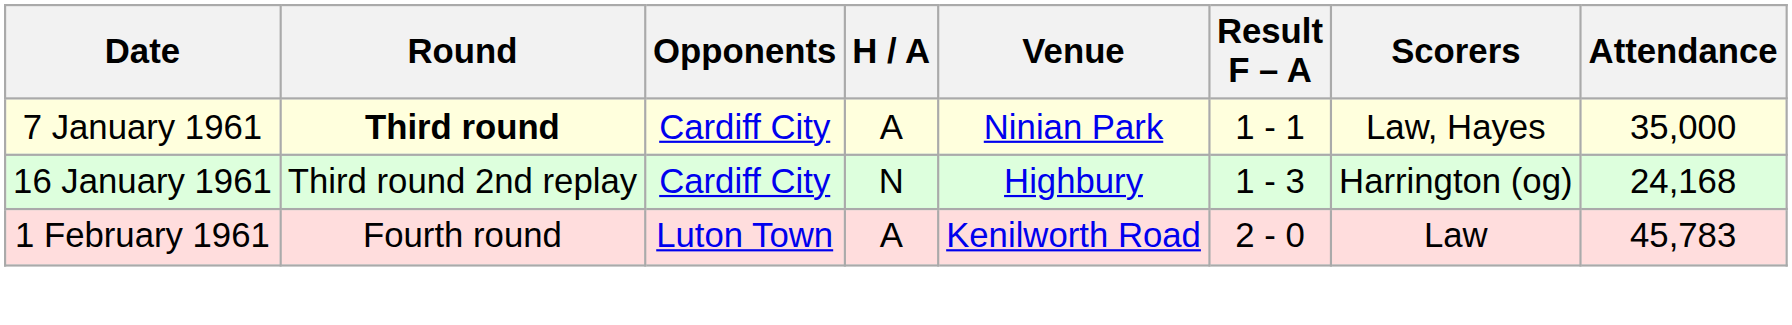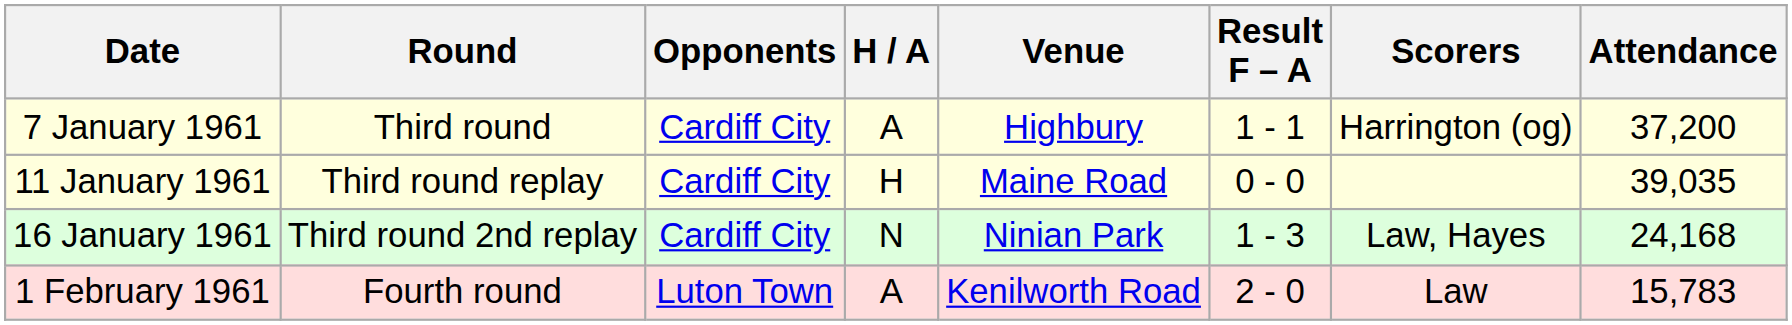(462, 126) bold -> (462, 126) normal
(1074, 126) Ninian Park -> (1074, 126) Highbury
(1456, 126) Law, Hayes -> (1456, 126) Harrington (og)
(1683, 126) 35,000 -> (1683, 126) 37,200
+ row: (142, 181)
(1074, 181) Highbury -> (1074, 236) Ninian Park
(1456, 181) Harrington (og) -> (1456, 236) Law, Hayes
(1683, 236) 45,783 -> (1683, 291) 15,783
